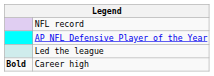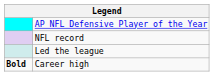rows swapped: (121, 38) <-> (59, 24)
